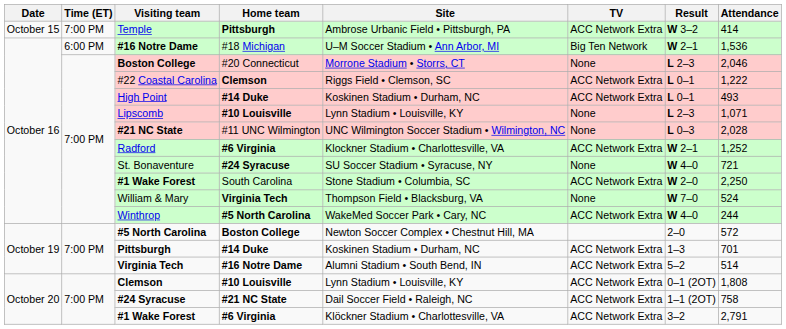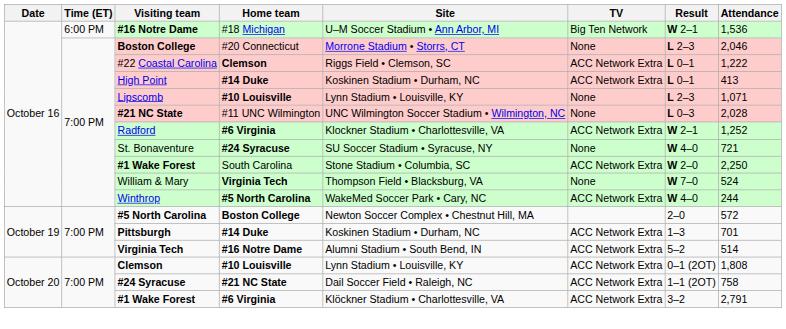- row: (135, 30)
(730, 97) 493 -> (730, 80) 413
